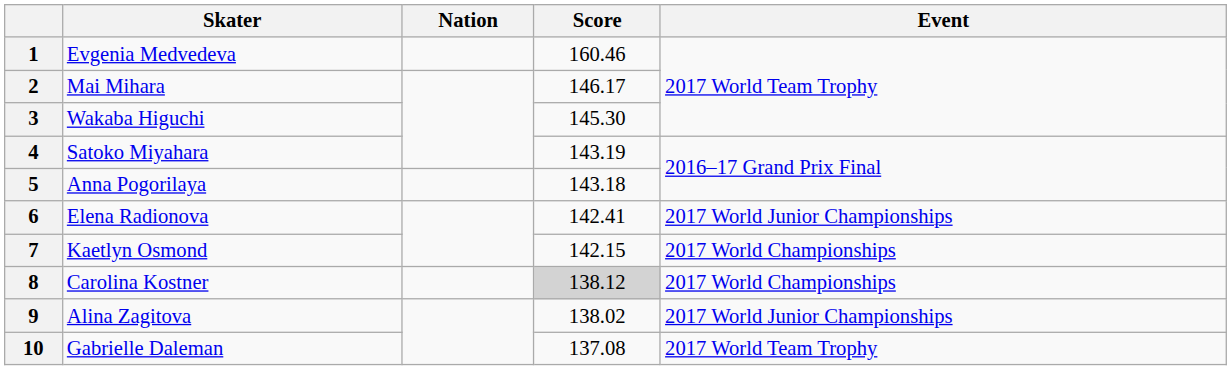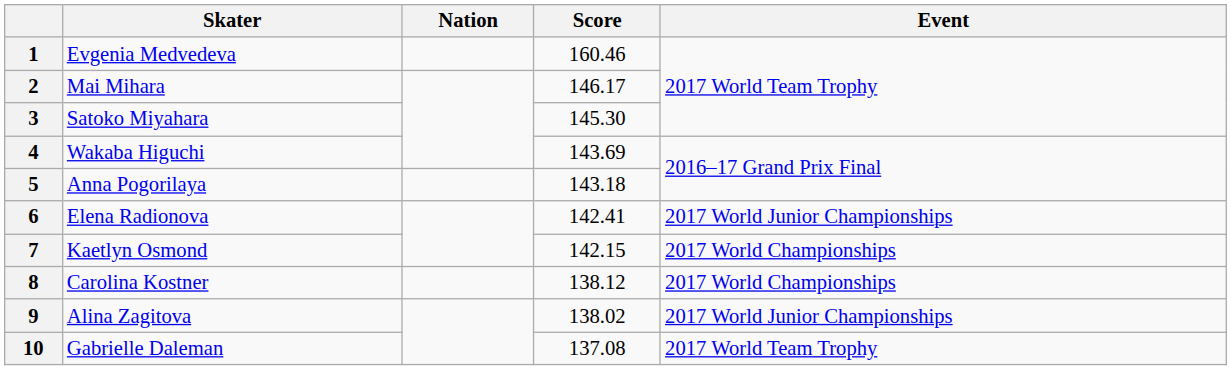(136, 119) Wakaba Higuchi -> (138, 119) Satoko Miyahara
(138, 151) Satoko Miyahara -> (136, 151) Wakaba Higuchi
(597, 151) 143.19 -> (597, 151) 143.69
(597, 282) lightgrey background -> (597, 282) no background
